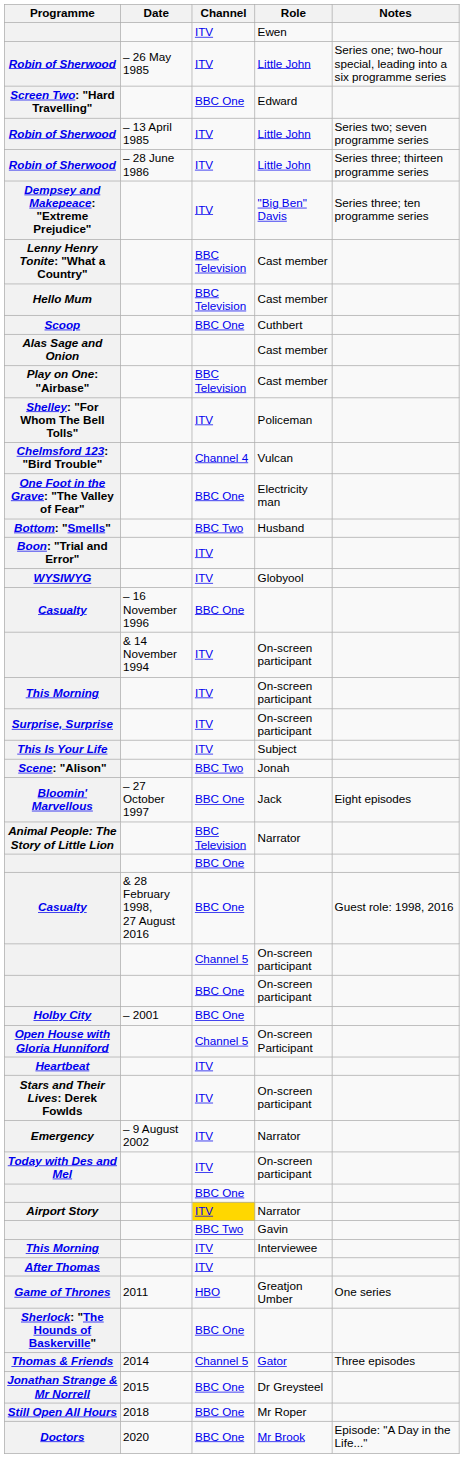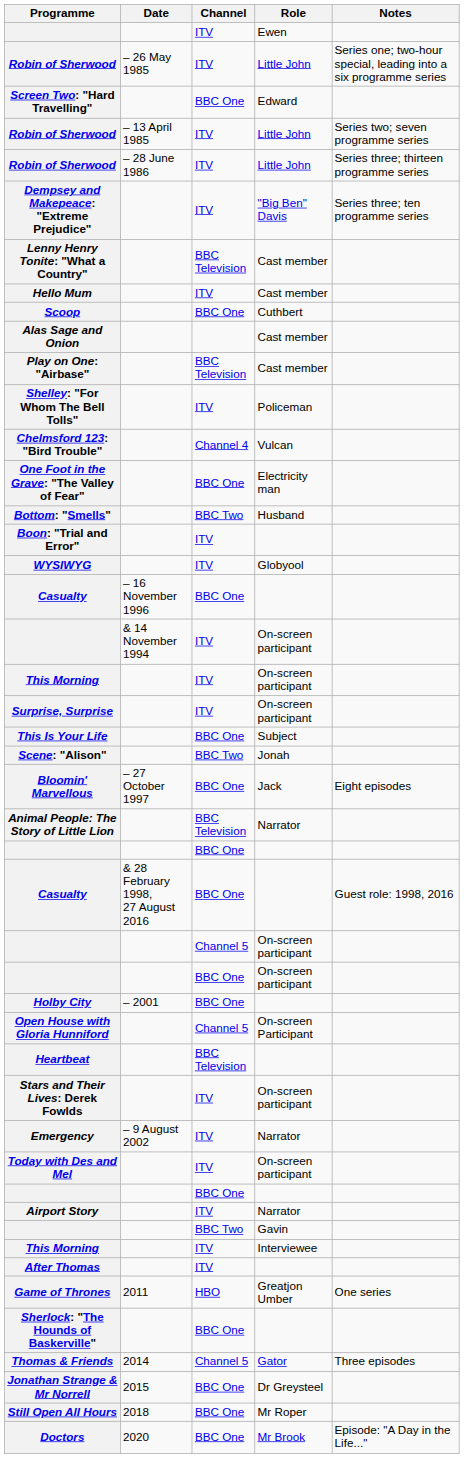(221, 299) BBC Television -> (204, 293) ITV
(204, 749) ITV -> (220, 736) BBC One
(204, 1066) ITV -> (221, 1059) BBC Television
(204, 1211) gold background -> (204, 1211) no background
